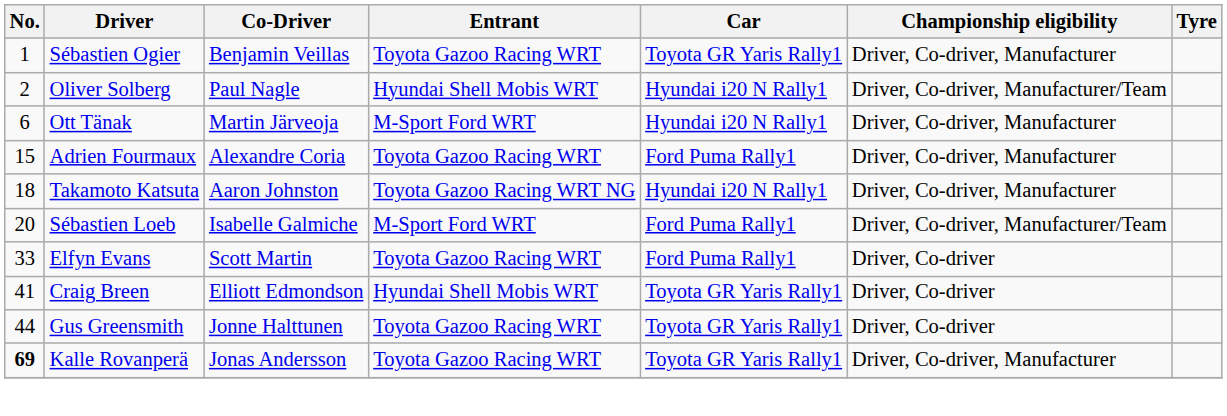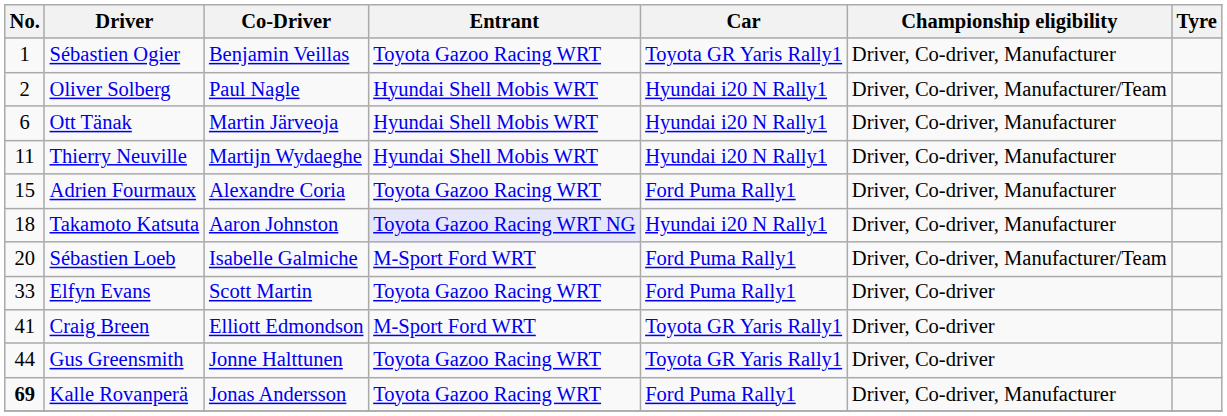(454, 122) M-Sport Ford WRT -> (486, 122) Hyundai Shell Mobis WRT
+ row: (118, 156)
(504, 190) no background -> (504, 224) lavender background
(486, 292) Hyundai Shell Mobis WRT -> (454, 325) M-Sport Ford WRT
(744, 359) Toyota GR Yaris Rally1 -> (720, 393) Ford Puma Rally1
